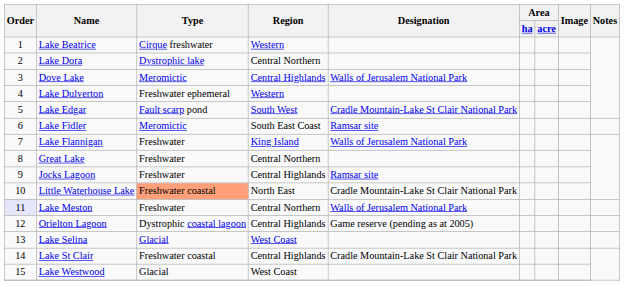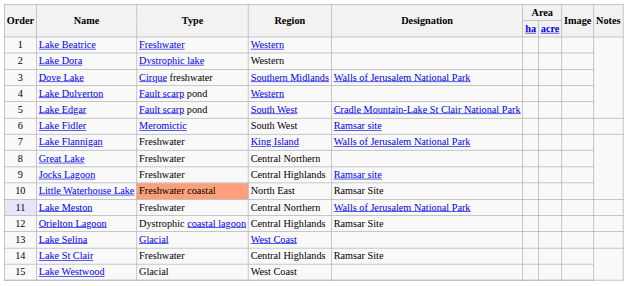(176, 45) Cirque freshwater -> (162, 45) Freshwater
(286, 61) Central Northern -> (267, 61) Western
(163, 77) Meromictic -> (176, 77) Cirque freshwater
(288, 77) Central Highlands -> (290, 77) Southern Midlands
(184, 93) Freshwater ephemeral -> (173, 93) Fault scarp pond
(286, 126) South East Coast -> (274, 126) South West
(424, 191) Cradle Mountain-Lake St Clair National Park -> (359, 191) Ramsar Site
(402, 223) Game reserve (pending as at 2005) -> (359, 223) Ramsar Site
(177, 256) Freshwater coastal -> (162, 256) Freshwater
(424, 256) Cradle Mountain-Lake St Clair National Park -> (359, 256) Ramsar Site
